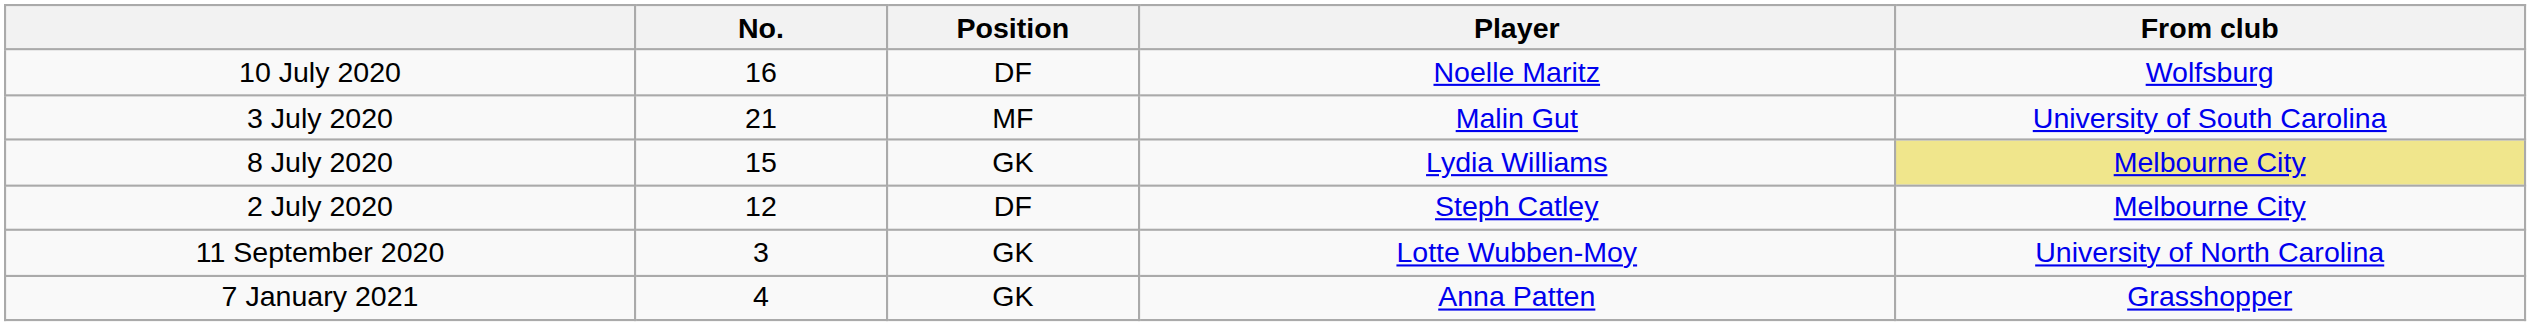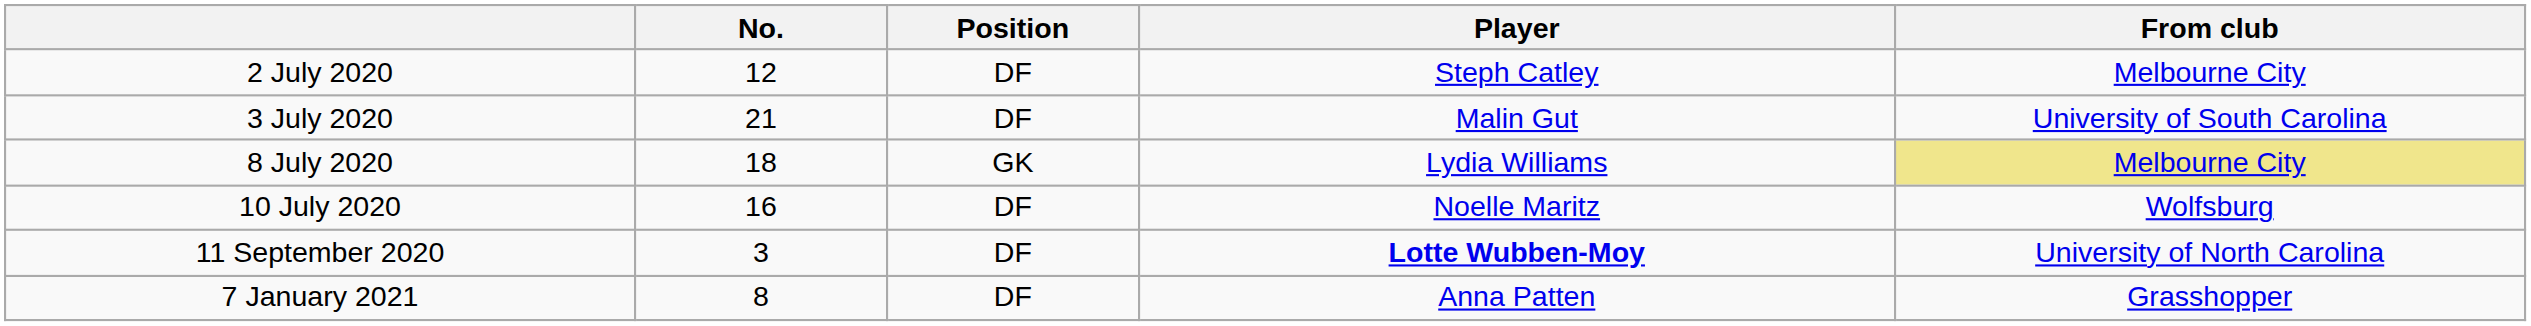rows swapped: (320, 207) <-> (320, 72)
(1013, 117) MF -> (1013, 117) DF
(761, 162) 15 -> (761, 162) 18
(1013, 252) GK -> (1013, 252) DF
(1517, 252) normal -> (1517, 252) bold
(761, 297) 4 -> (761, 297) 8
(1013, 297) GK -> (1013, 297) DF
